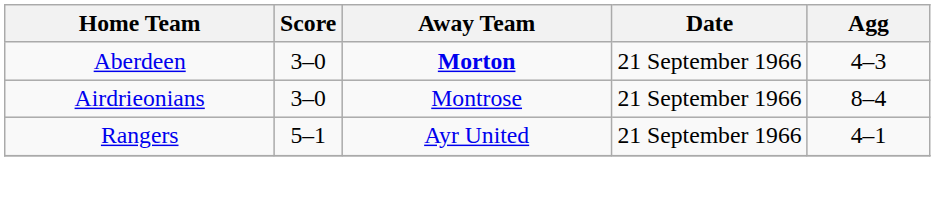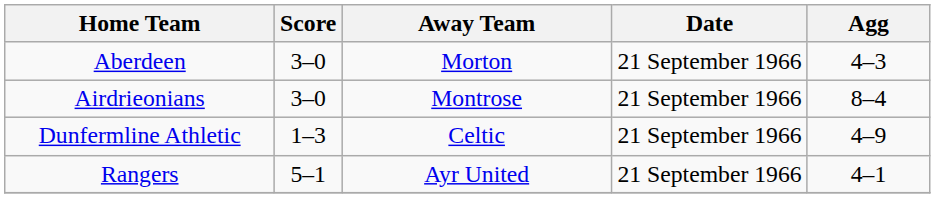(477, 60) bold -> (477, 60) normal
+ row: (140, 135)
